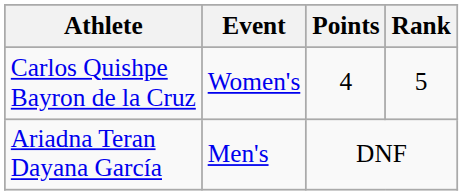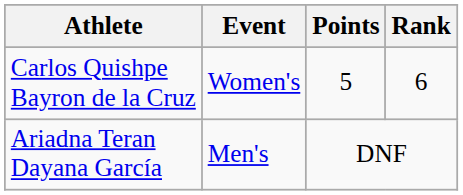(346, 82) 4 -> (346, 82) 5
(421, 82) 5 -> (421, 82) 6
